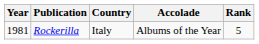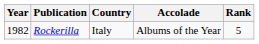(18, 30) 1981 -> (18, 30) 1982
